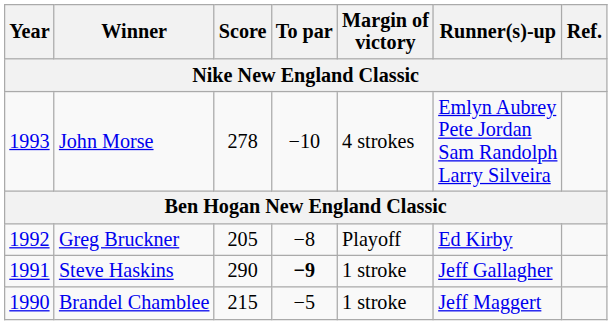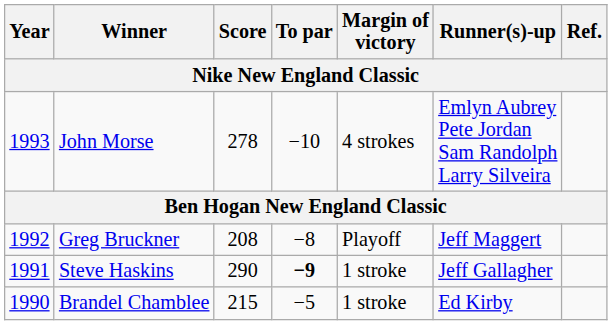(243, 239) 205 -> (243, 239) 208
(475, 239) Ed Kirby -> (490, 239) Jeff Maggert
(490, 303) Jeff Maggert -> (475, 303) Ed Kirby
